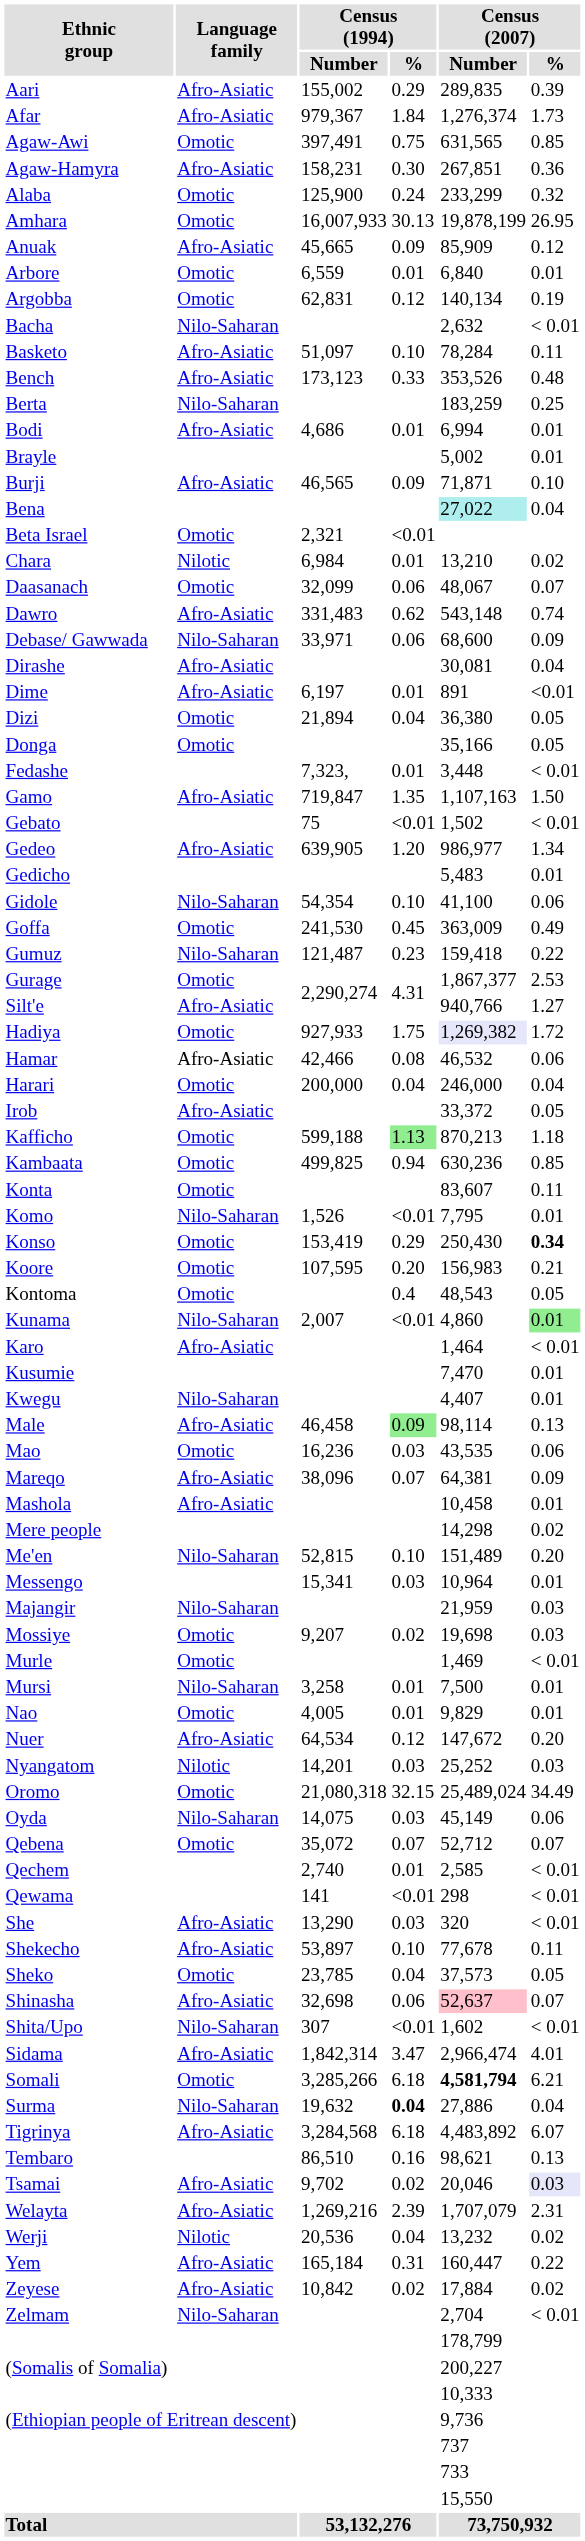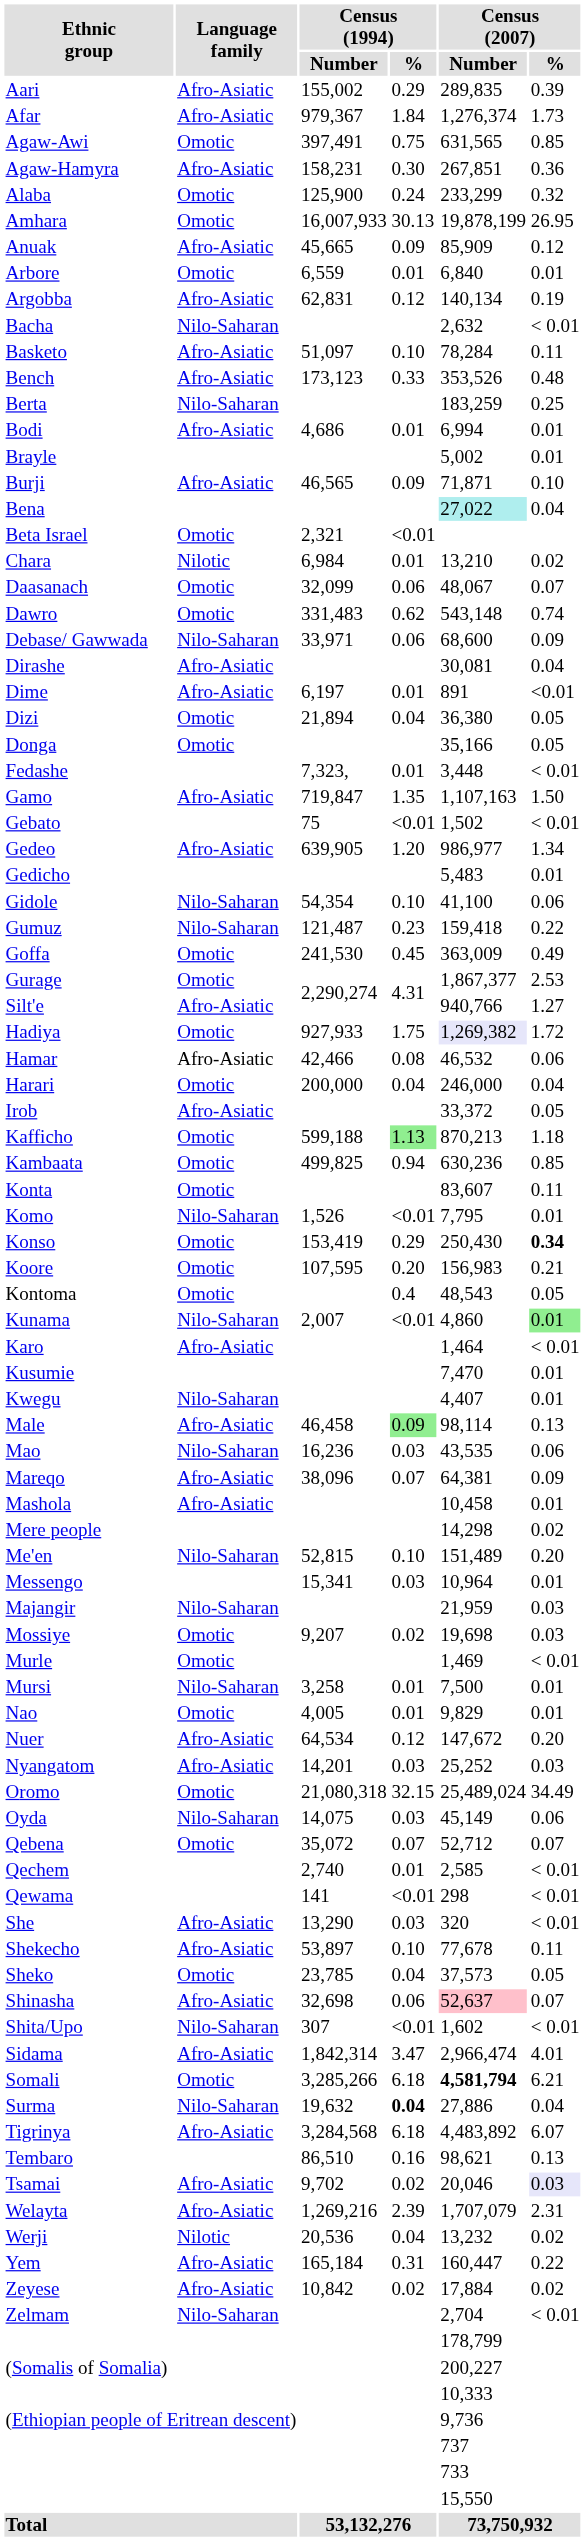(206, 299) Omotic -> (225, 299) Afro-Asiatic
(225, 613) Afro-Asiatic -> (206, 613) Omotic
rows swapped: (28, 927) <-> (34, 953)
(206, 1451) Omotic -> (228, 1451) Nilo-Saharan
(204, 1765) Nilotic -> (225, 1765) Afro-Asiatic
